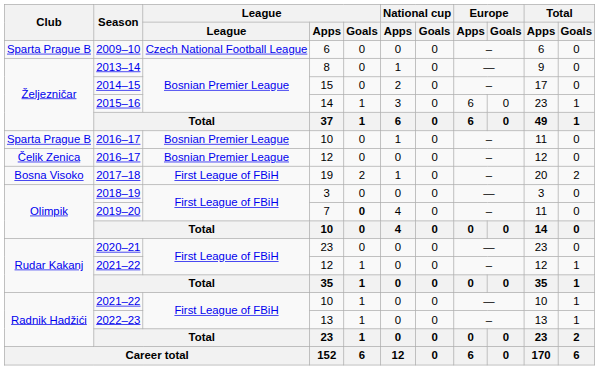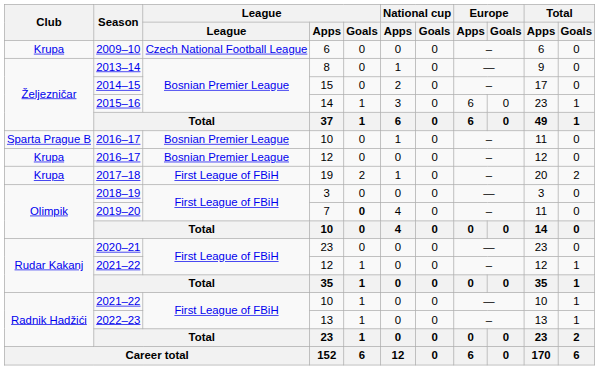(49, 49) Sparta Prague B -> (49, 49) Krupa
(49, 157) Čelik Zenica -> (49, 157) Krupa
(49, 175) Bosna Visoko -> (49, 175) Krupa
